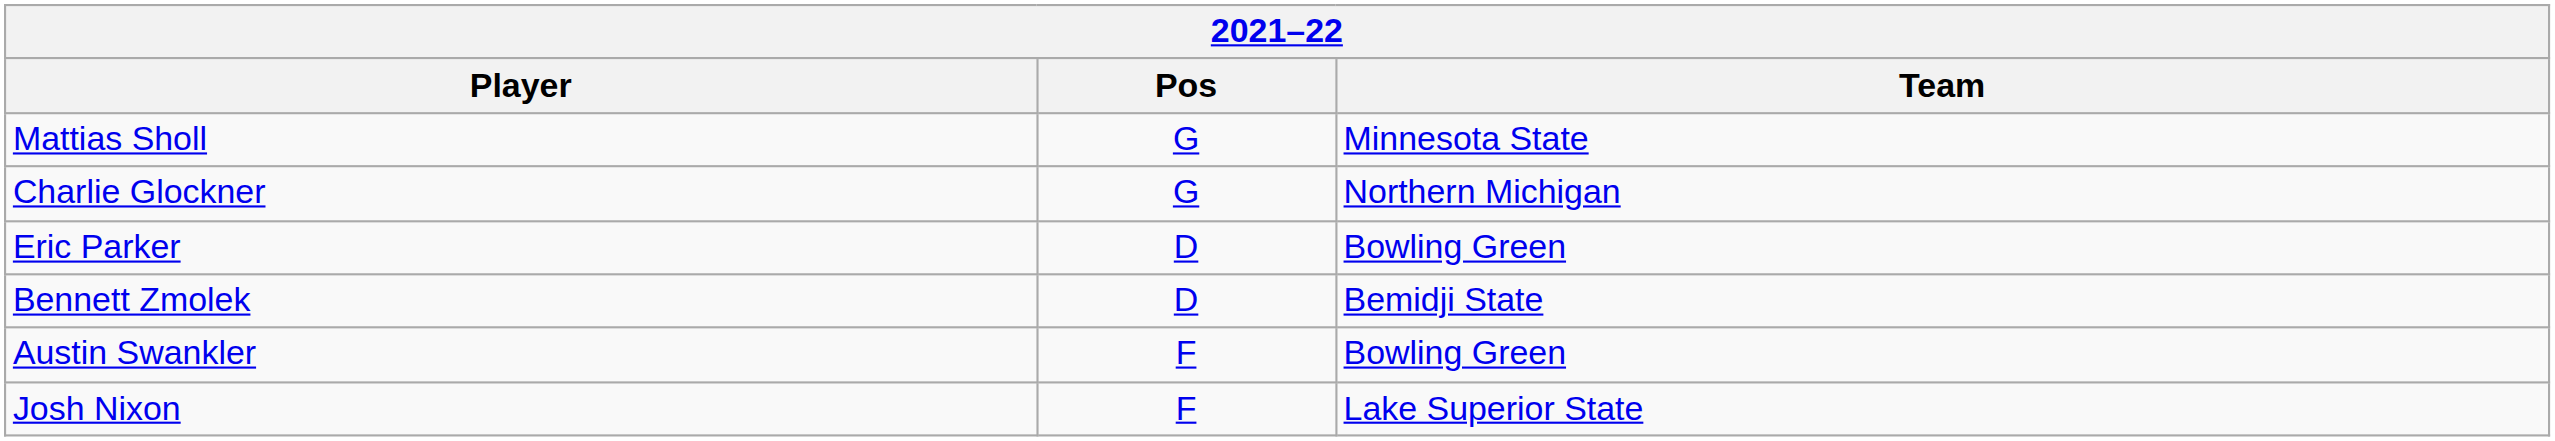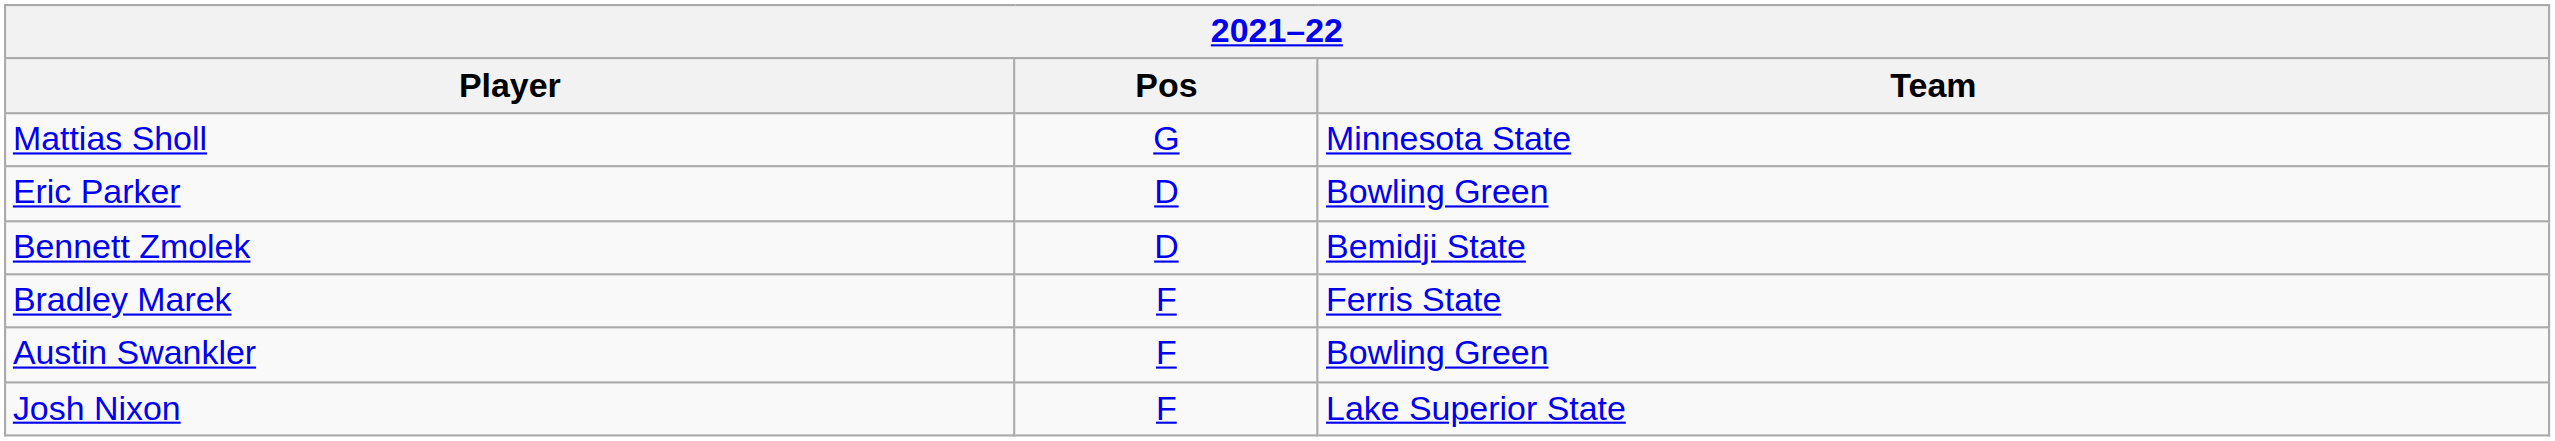- row: (139, 192)
+ row: (122, 300)
